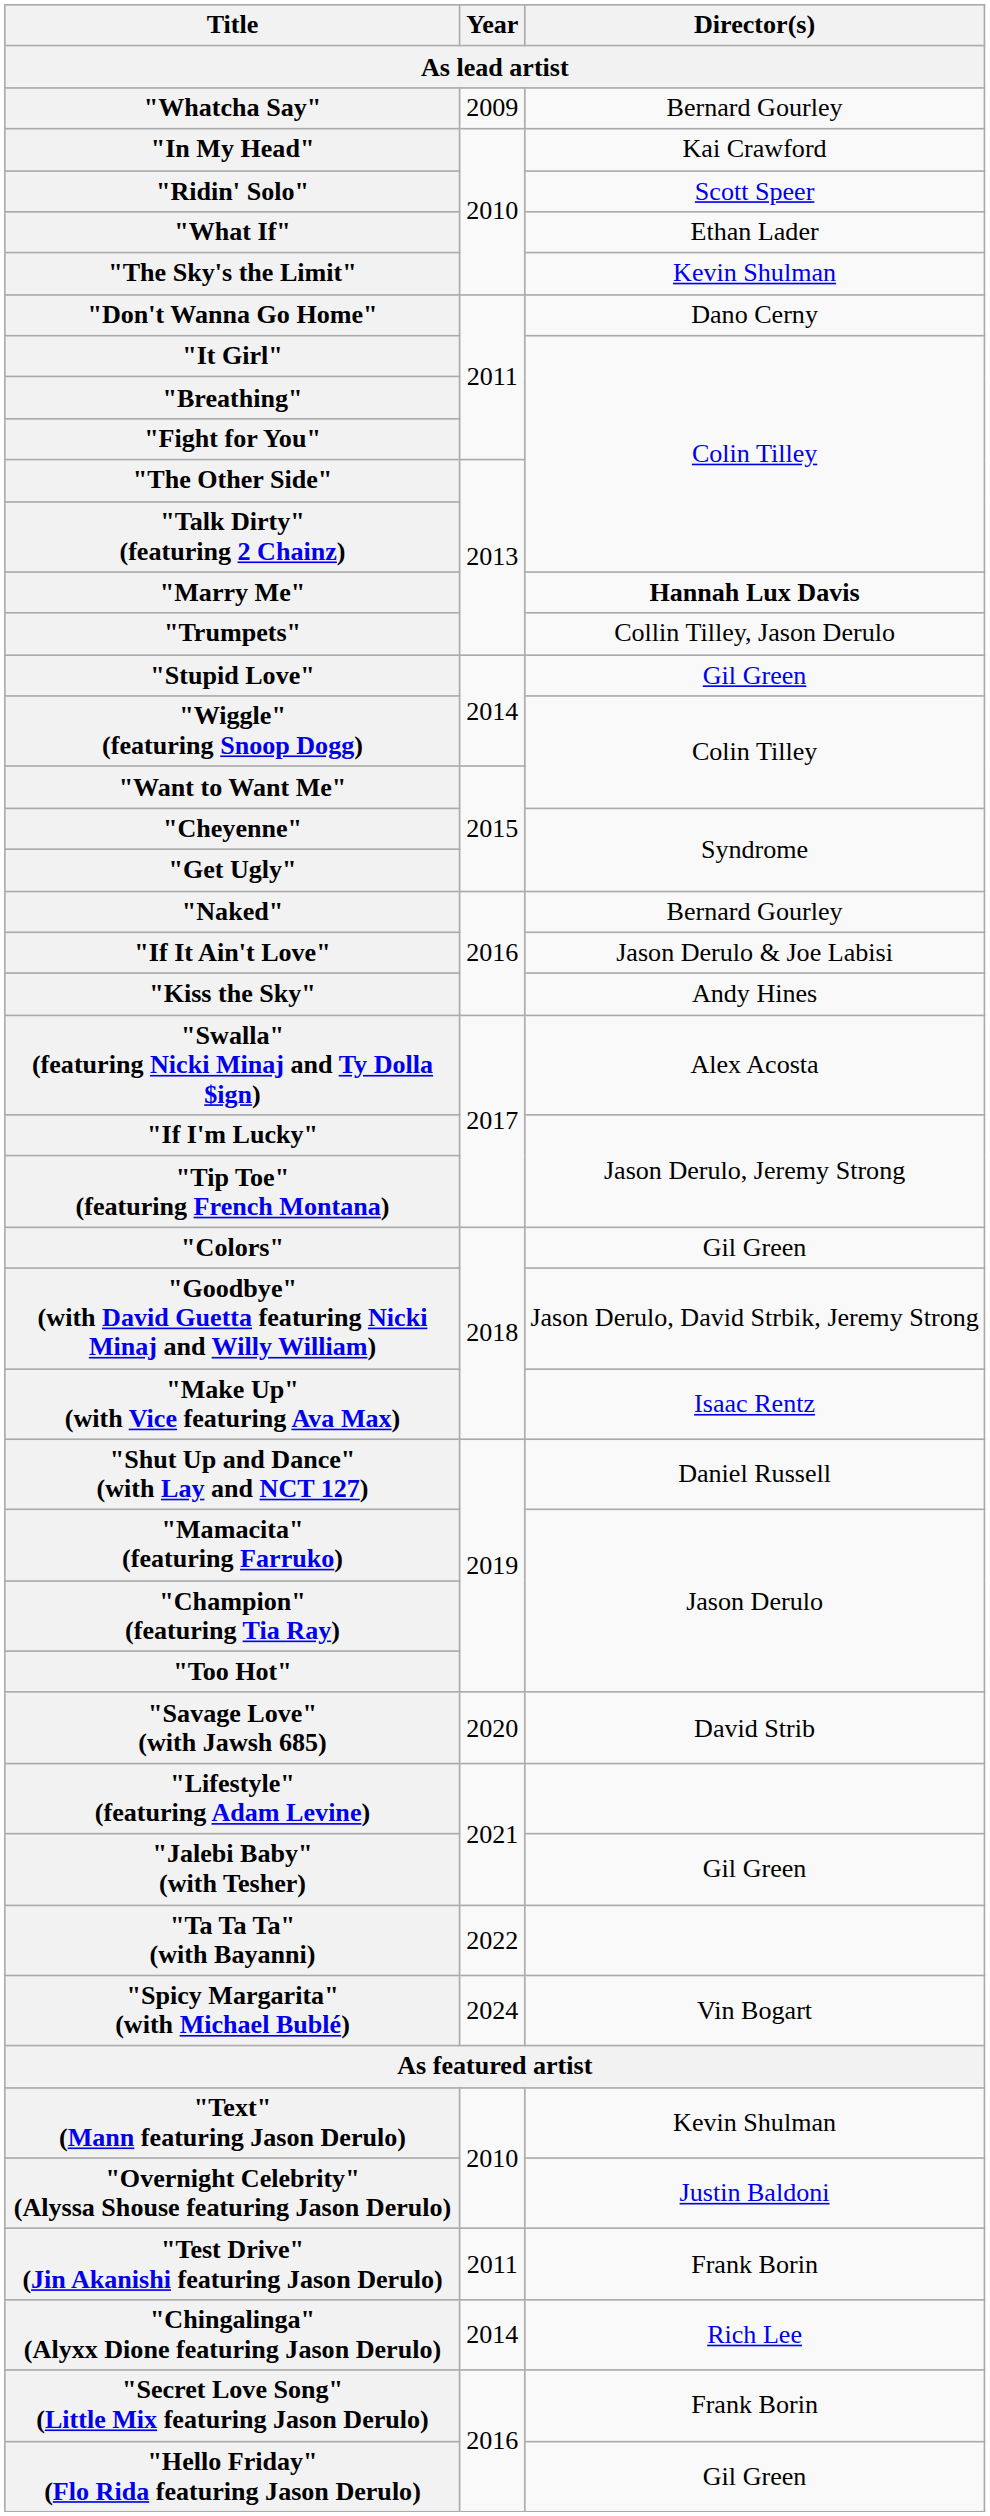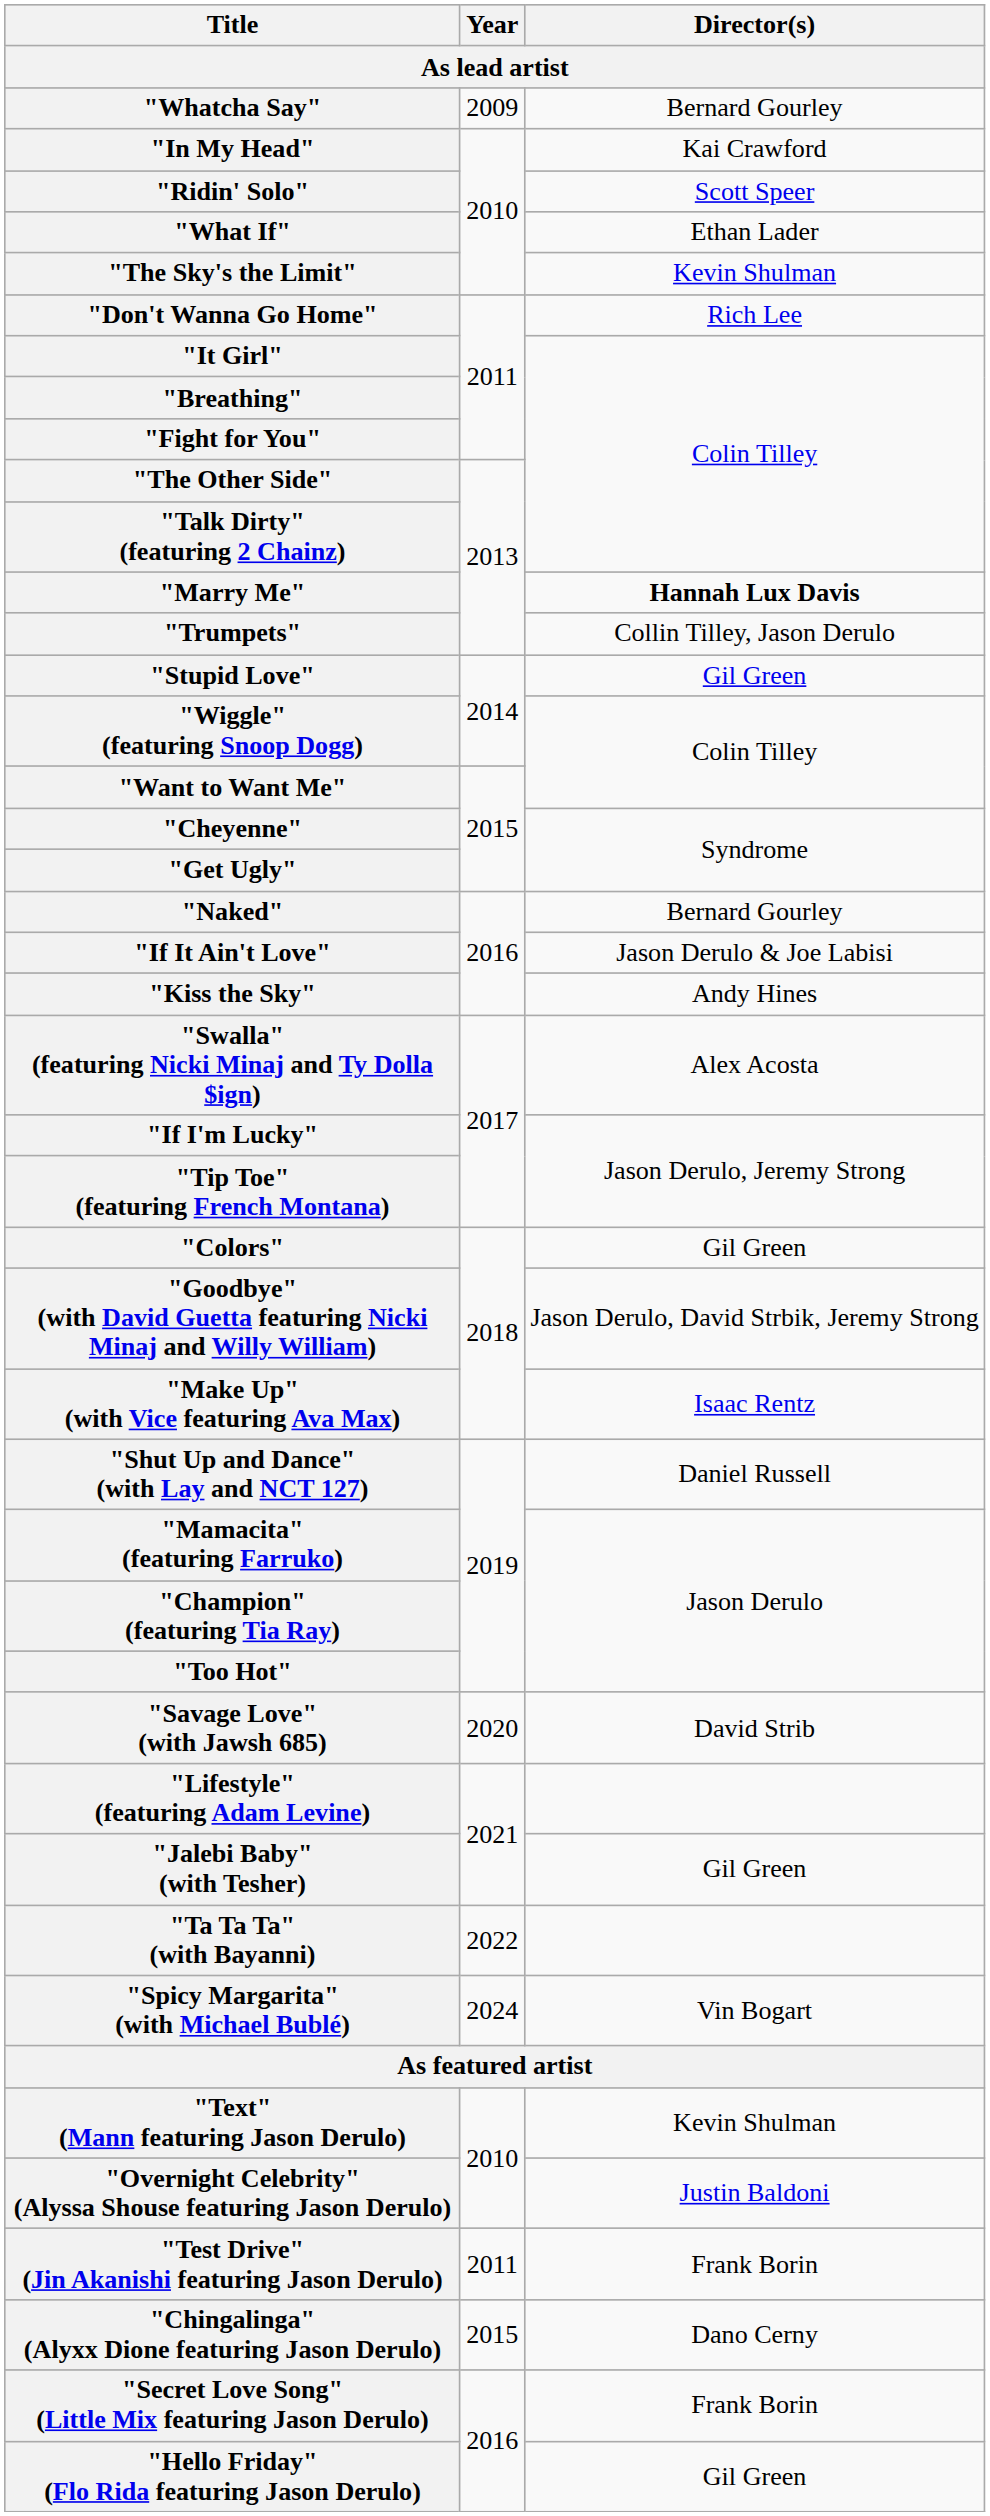(755, 314) Dano Cerny -> (755, 314) Rich Lee
(492, 2334) 2014 -> (492, 2334) 2015
(755, 2334) Rich Lee -> (755, 2334) Dano Cerny
